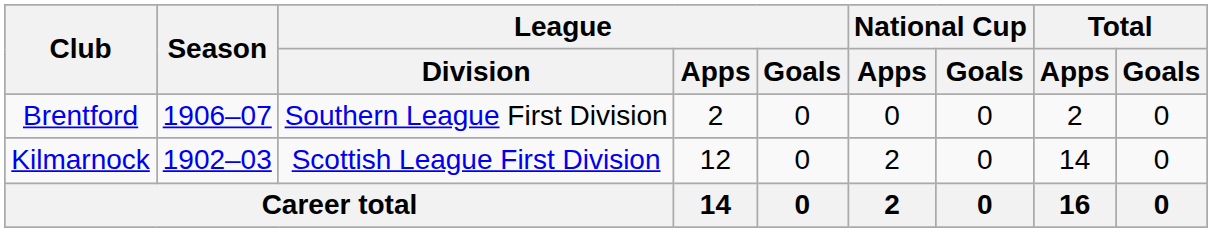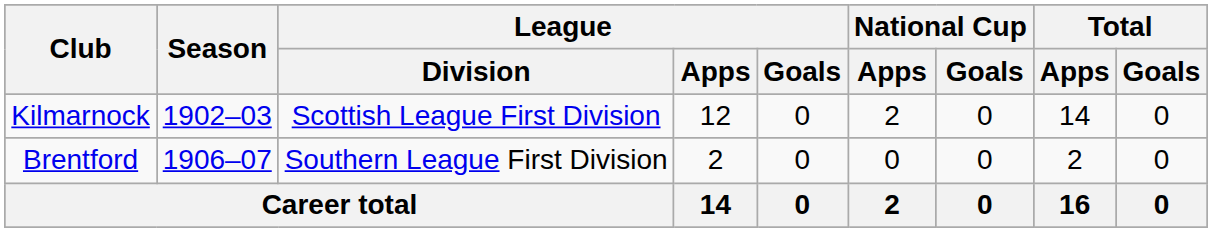rows swapped: (81, 159) <-> (81, 115)
